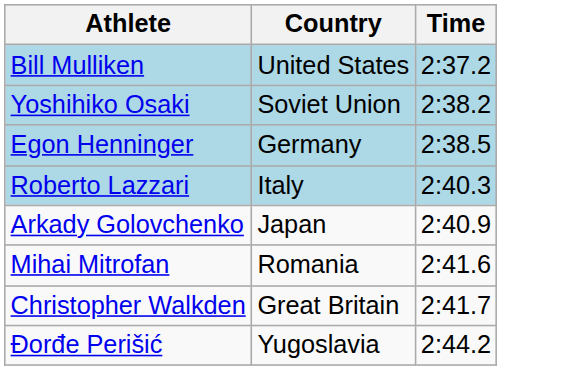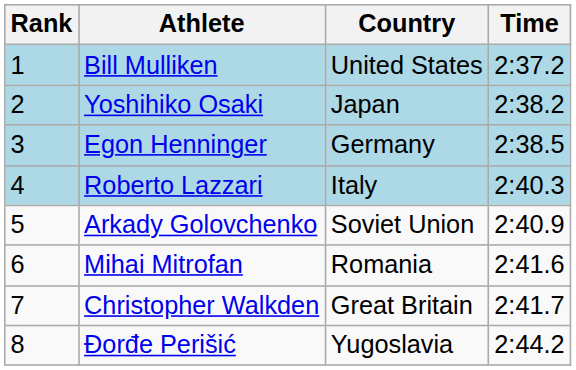+ column: (42, 24)
(329, 104) Soviet Union -> (365, 104) Japan
(292, 225) Japan -> (403, 225) Soviet Union
